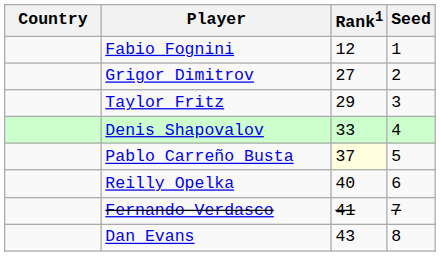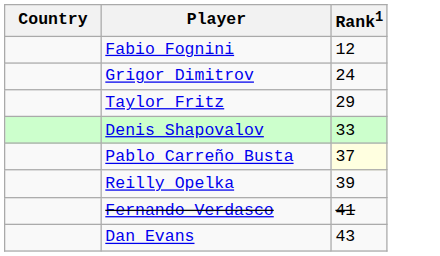- column: (411, 20)
(345, 76) 27 -> (345, 76) 24
(345, 184) 40 -> (345, 184) 39
